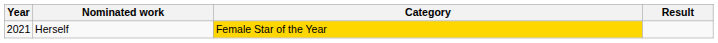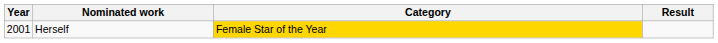(19, 29) 2021 -> (19, 29) 2001
